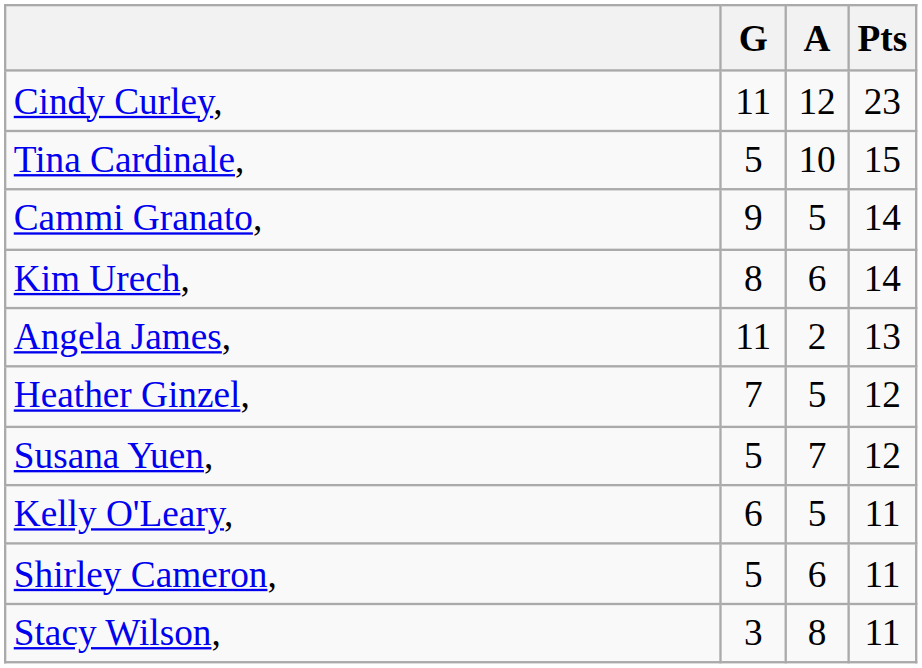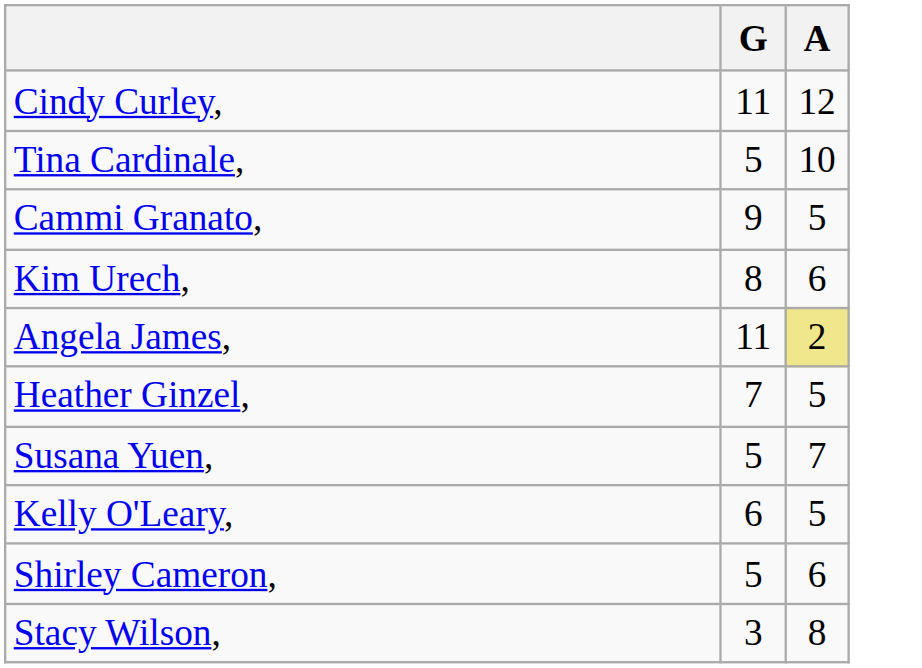- column: (882, 37)
(817, 336) no background -> (817, 336) khaki background
